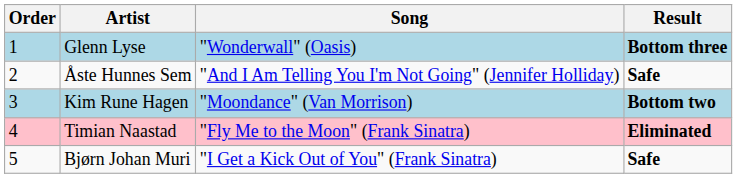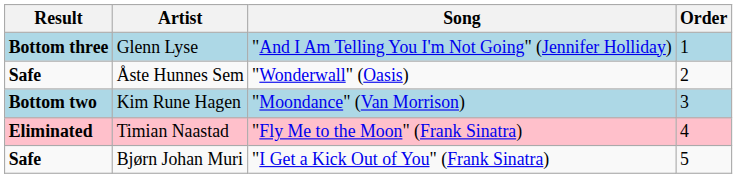columns swapped: (32, 18) <-> (677, 18)
(278, 46) "Wonderwall" (Oasis) -> (462, 46) "And I Am Telling You I'm Not Going" (Jennifer Holliday)
(409, 74) "And I Am Telling You I'm Not Going" (Jennifer Holliday) -> (330, 74) "Wonderwall" (Oasis)
